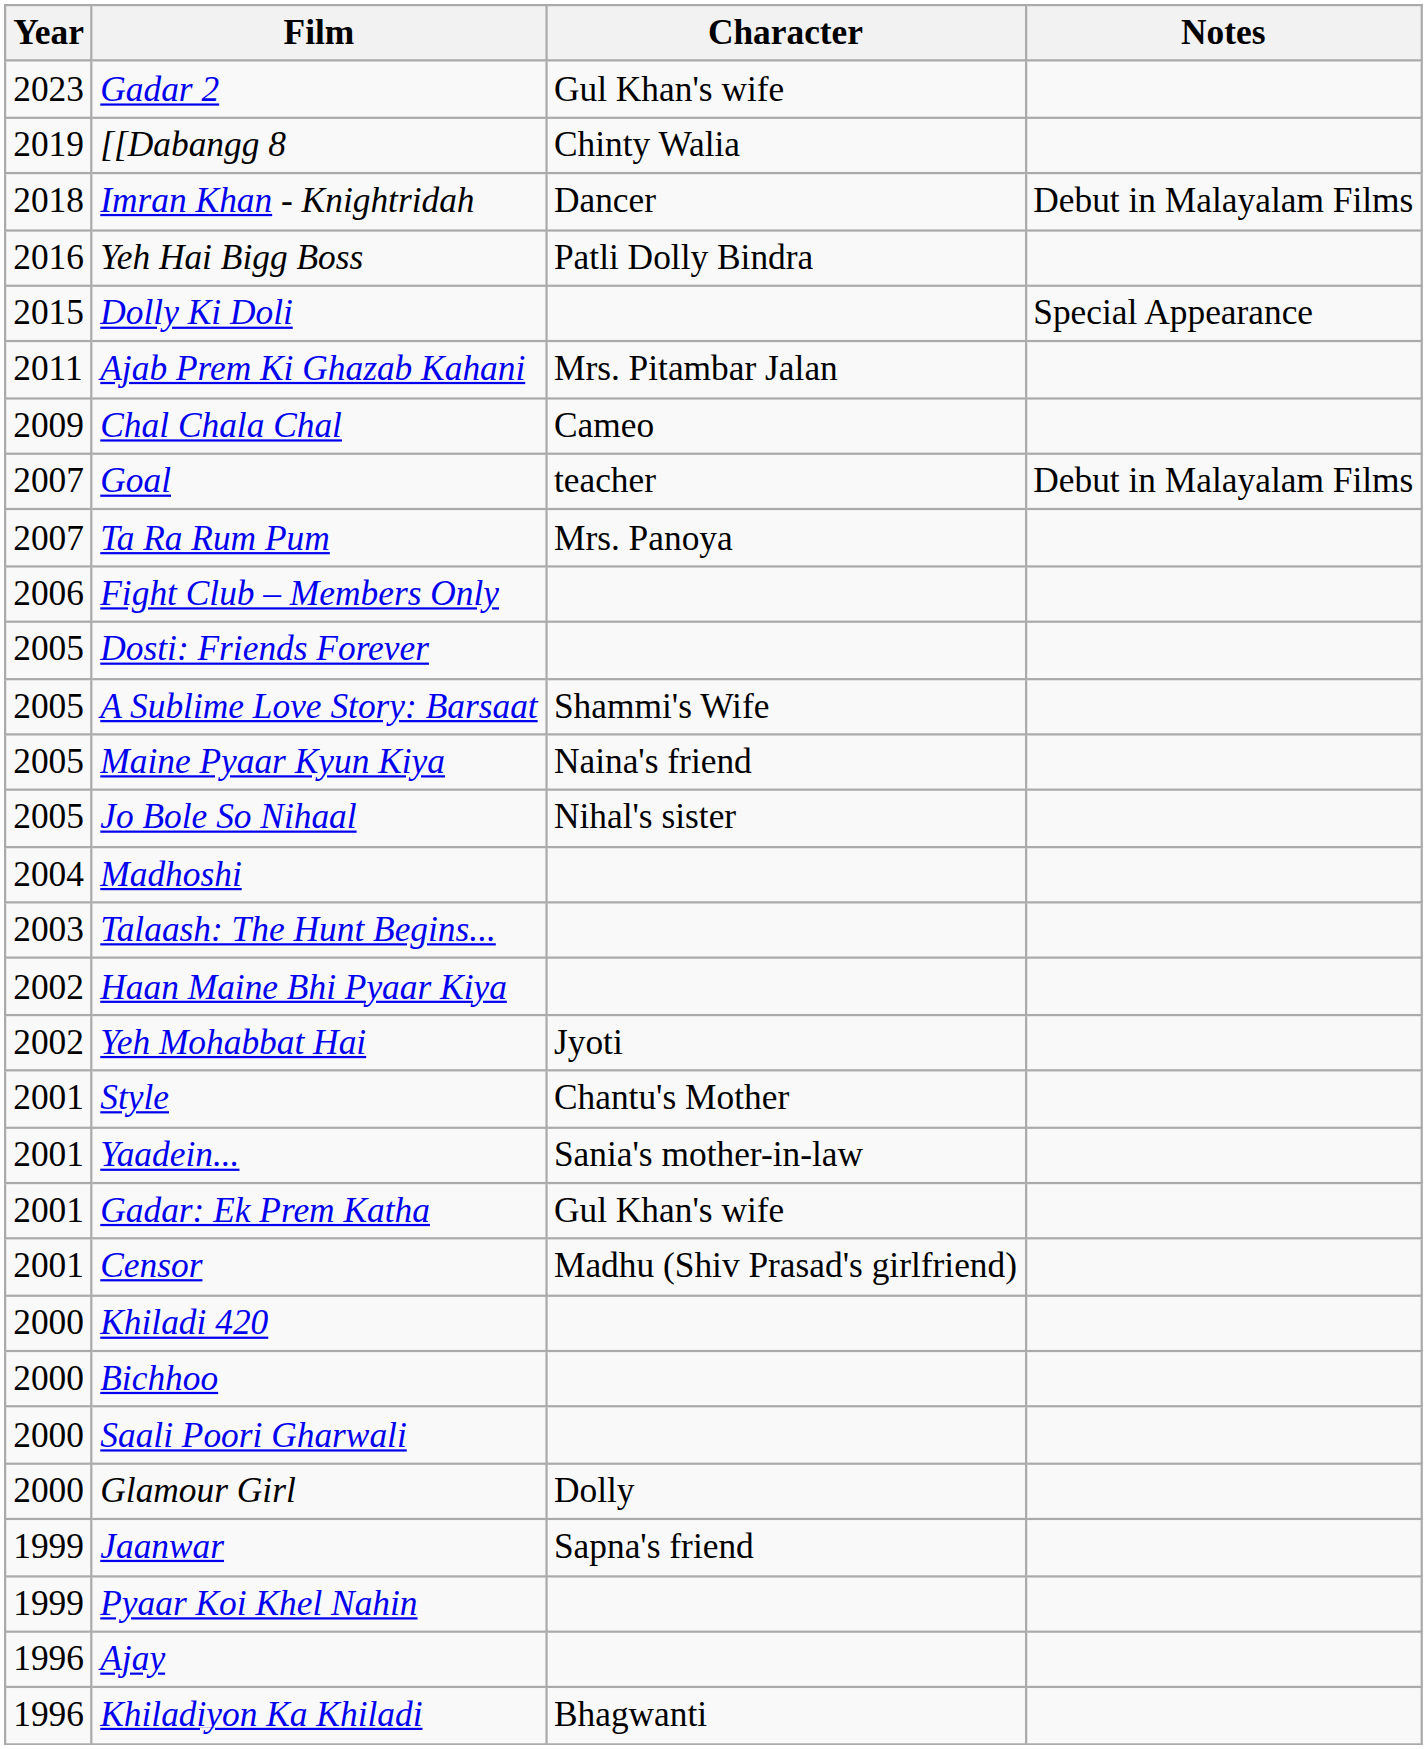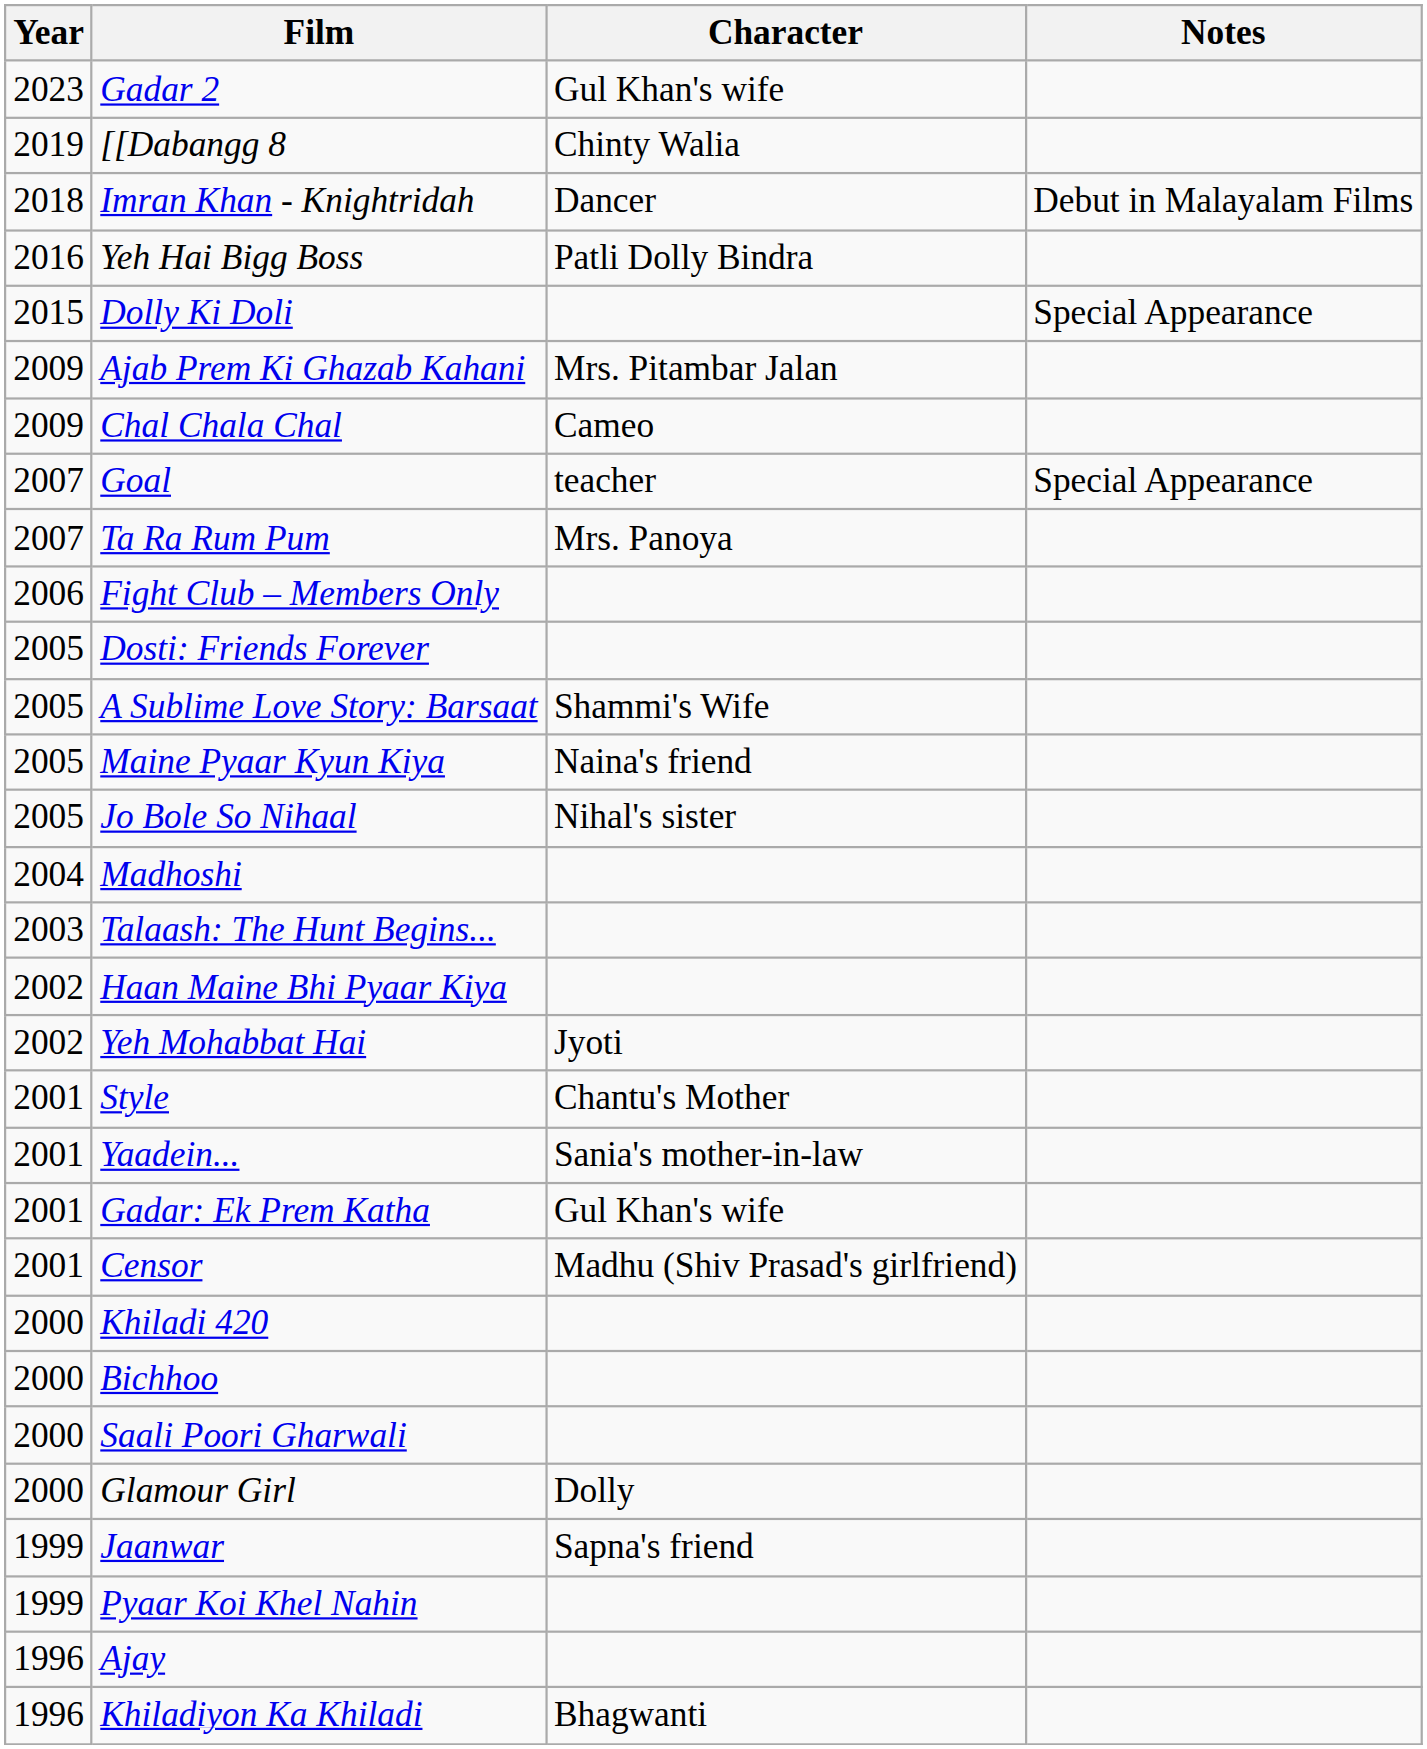(48, 369) 2011 -> (49, 369) 2009
(1223, 481) Debut in Malayalam Films -> (1173, 481) Special Appearance
